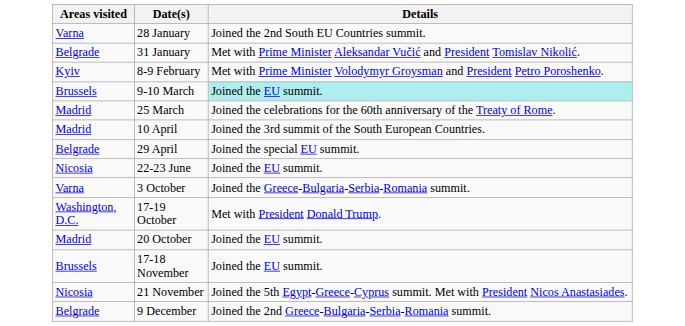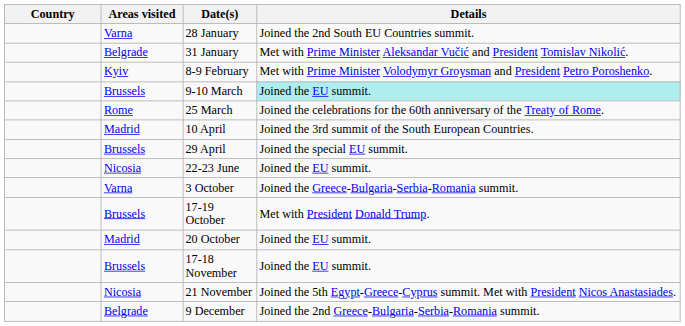+ column: (53, 14)
(73, 110) Madrid -> (118, 110) Rome
(77, 149) Belgrade -> (125, 149) Brussels
(86, 213) Washington, D.C. -> (125, 213) Brussels
